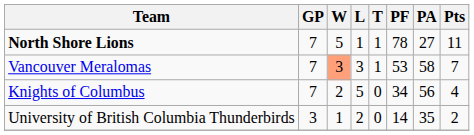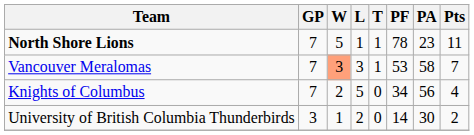(427, 42) 27 -> (427, 42) 23
(427, 117) 35 -> (427, 117) 30
